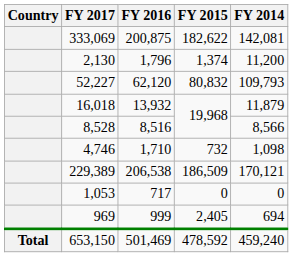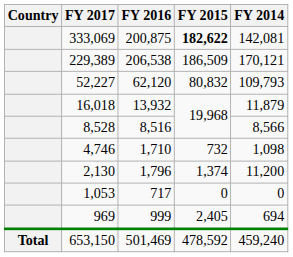(205, 37) normal -> (205, 37) bold
rows swapped: (92, 171) <-> (99, 60)
